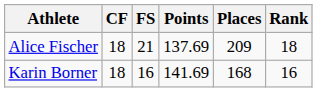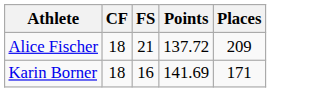- column: (289, 18)
(186, 46) 137.69 -> (186, 46) 137.72
(239, 73) 168 -> (239, 73) 171
